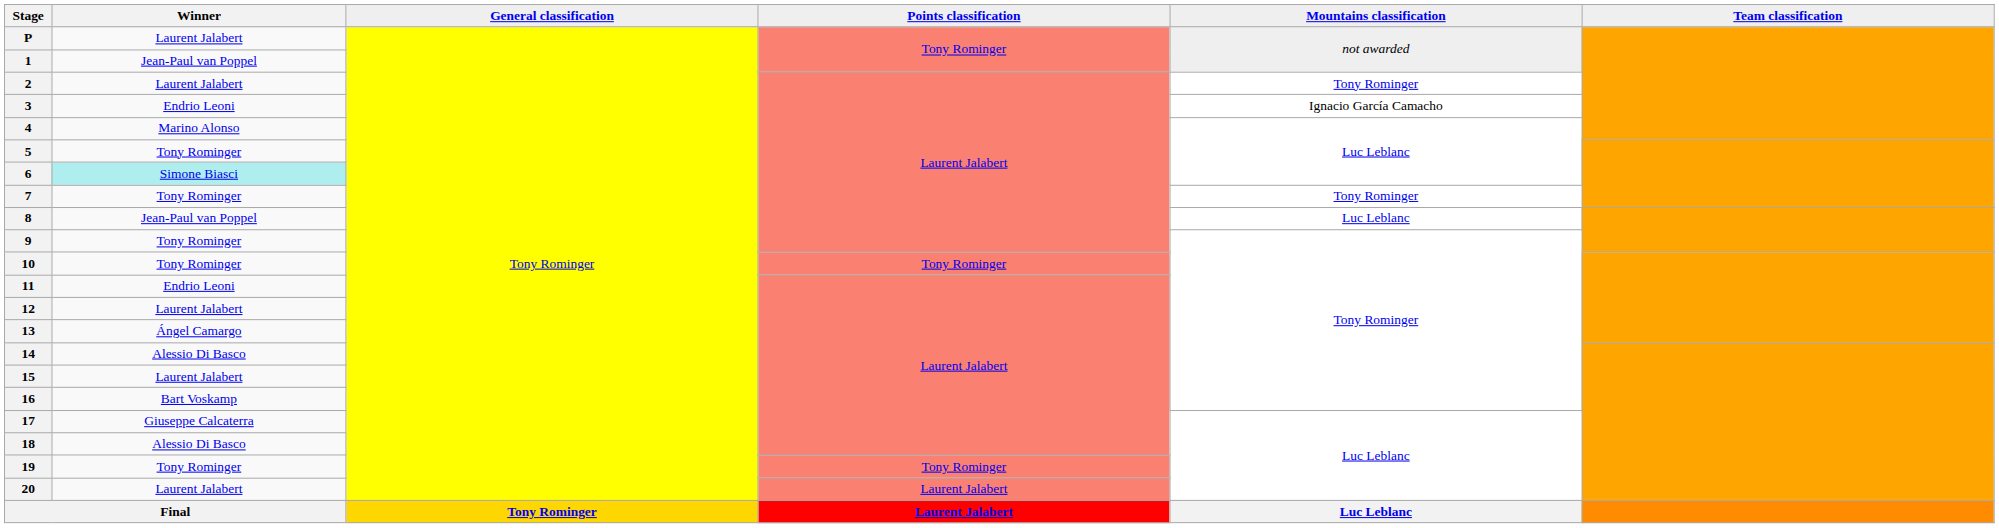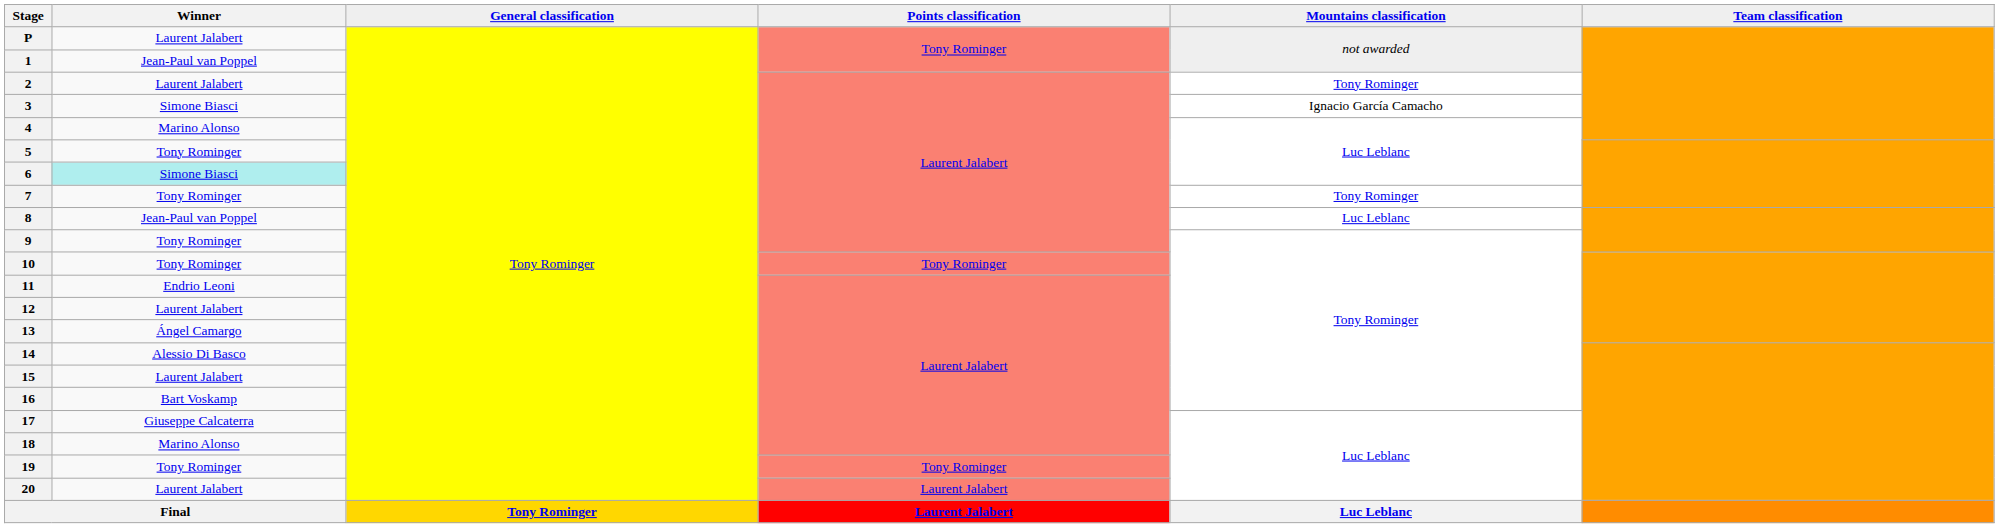(199, 106) Endrio Leoni -> (199, 106) Simone Biasci
(199, 444) Alessio Di Basco -> (199, 444) Marino Alonso
